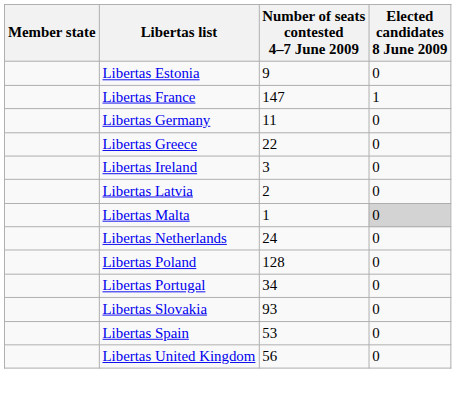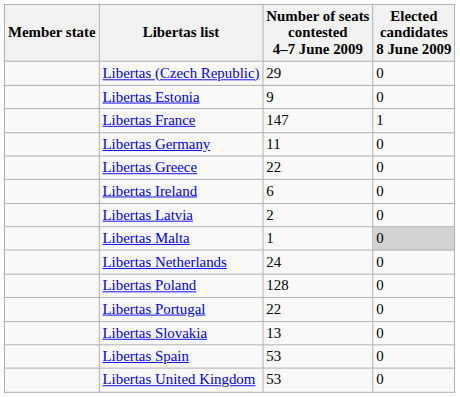+ row: (181, 73)
(266, 167) 3 -> (270, 191) 6
(270, 285) 34 -> (274, 309) 22
(270, 309) 93 -> (274, 332) 13
(270, 356) 56 -> (274, 380) 53
